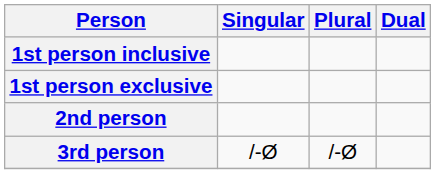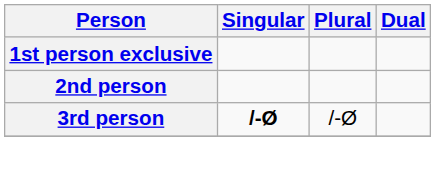- row: (111, 53)
(263, 151) normal -> (263, 119) bold
